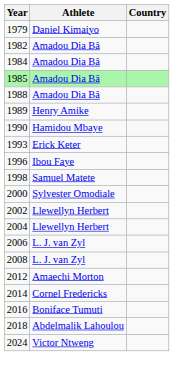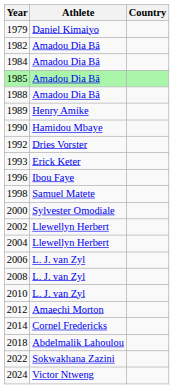+ row: (17, 144)
+ row: (17, 293)
- row: (17, 309)
+ row: (17, 359)
